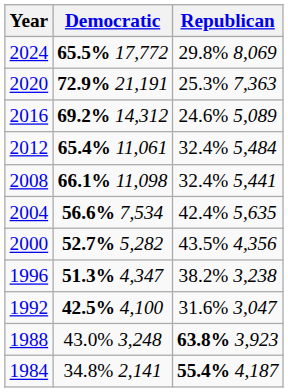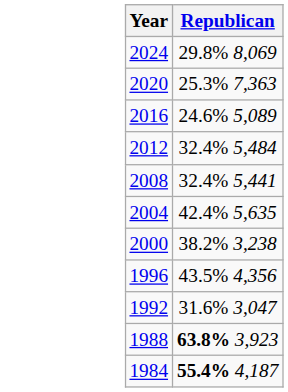- column: (113, 20)
(228, 243) 43.5% 4,356 -> (228, 243) 38.2% 3,238
(228, 275) 38.2% 3,238 -> (228, 275) 43.5% 4,356
